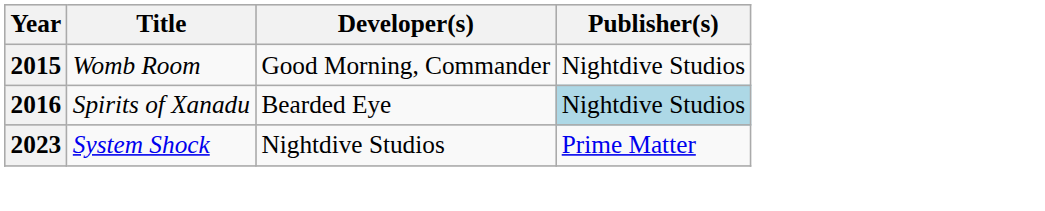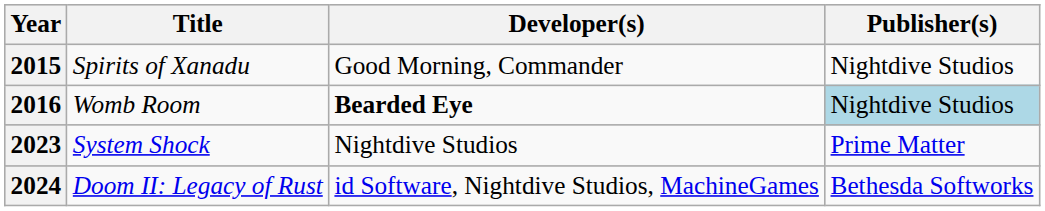(137, 64) Womb Room -> (161, 64) Spirits of Xanadu
(161, 104) Spirits of Xanadu -> (137, 104) Womb Room
(326, 104) normal -> (404, 104) bold
+ row: (36, 184)
